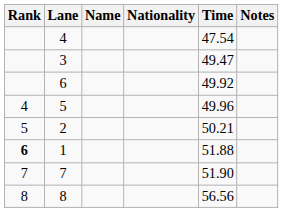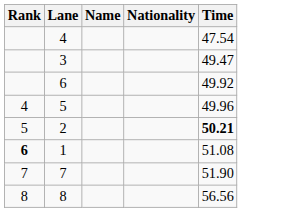- column: (257, 15)
(218, 128) normal -> (218, 128) bold
(218, 151) 51.88 -> (218, 151) 51.08
